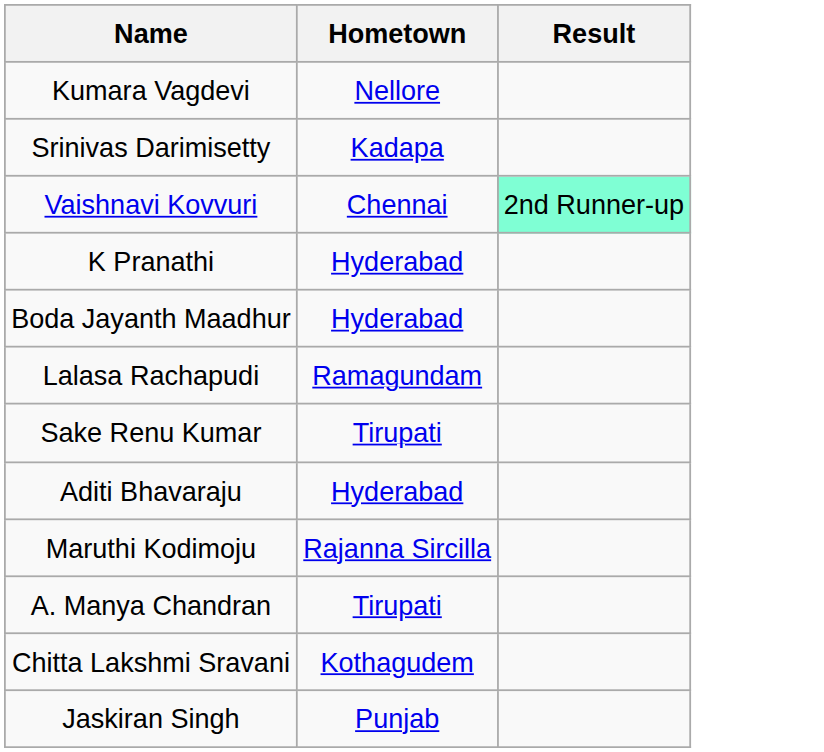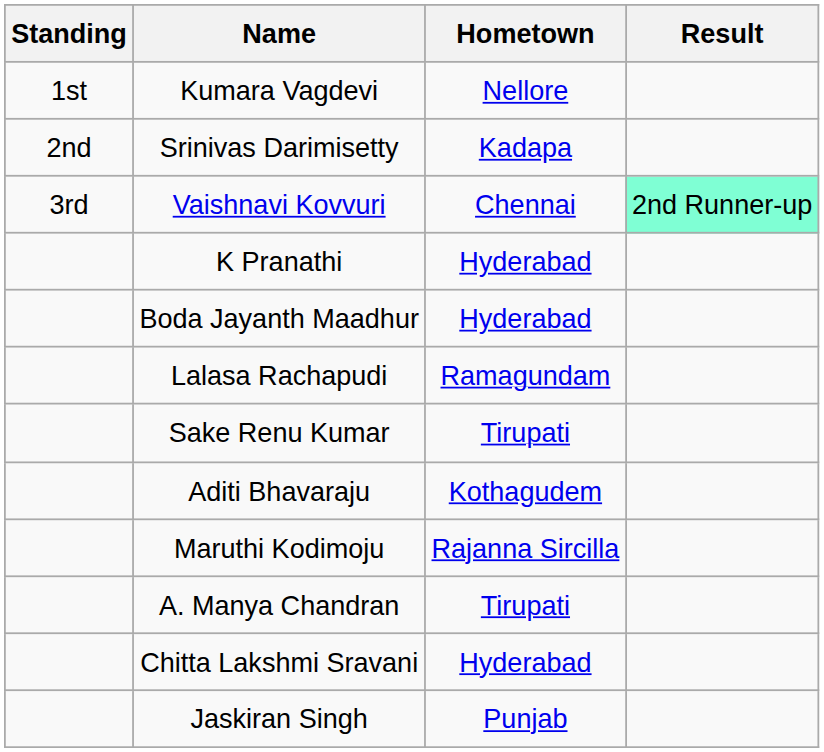+ column: (69, 34)
(397, 490) Hyderabad -> (525, 490) Kothagudem
(397, 661) Kothagudem -> (525, 661) Hyderabad
